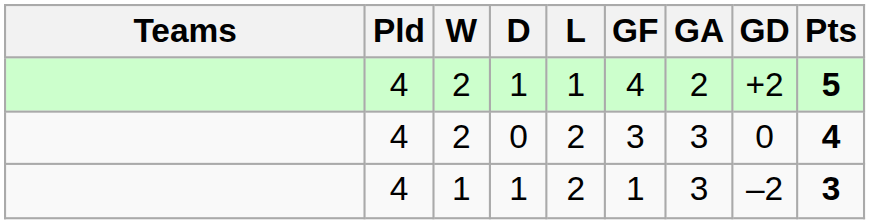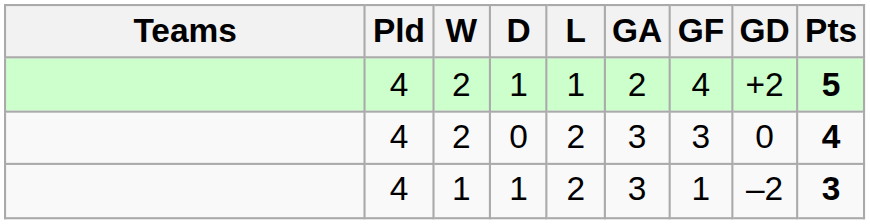columns swapped: (635, 31) <-> (699, 31)
